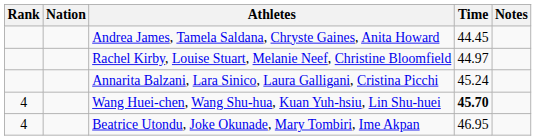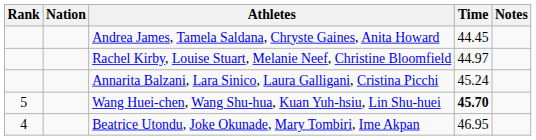(24, 102) 4 -> (24, 102) 5
